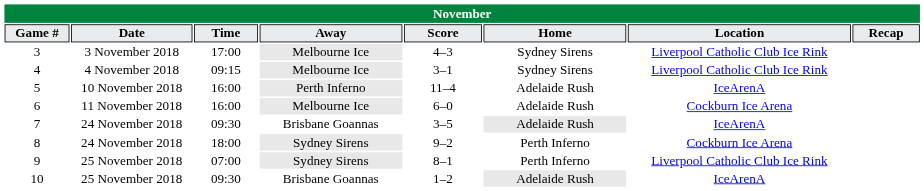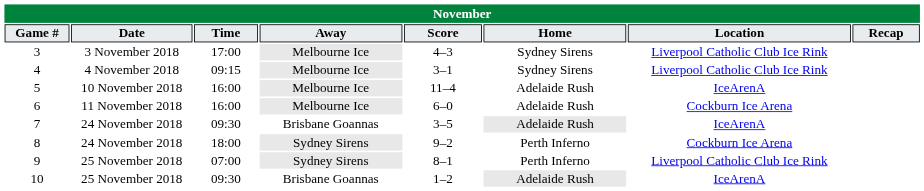(331, 88) Perth Inferno -> (331, 88) Melbourne Ice
